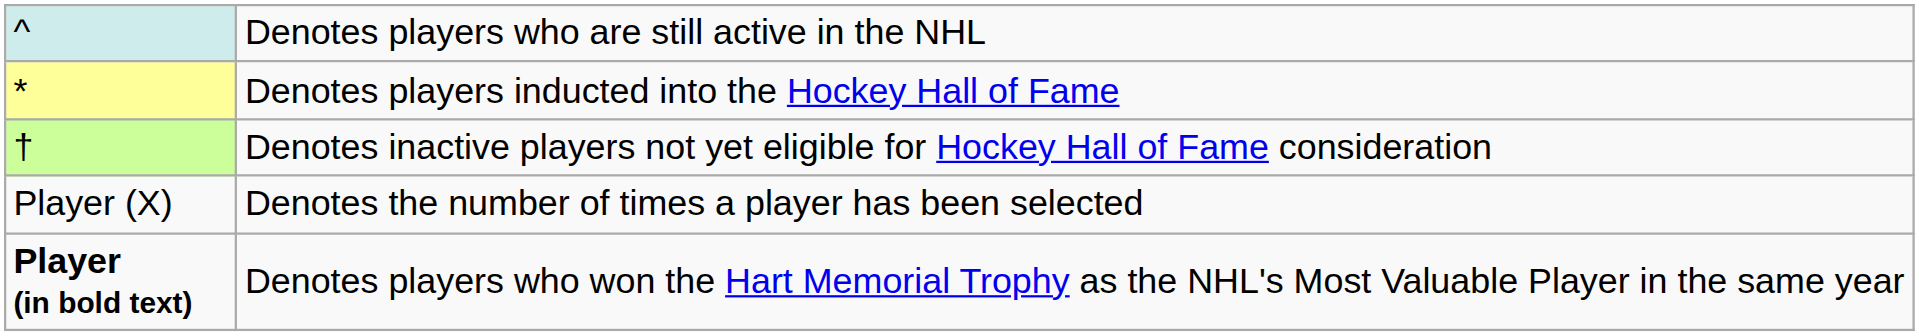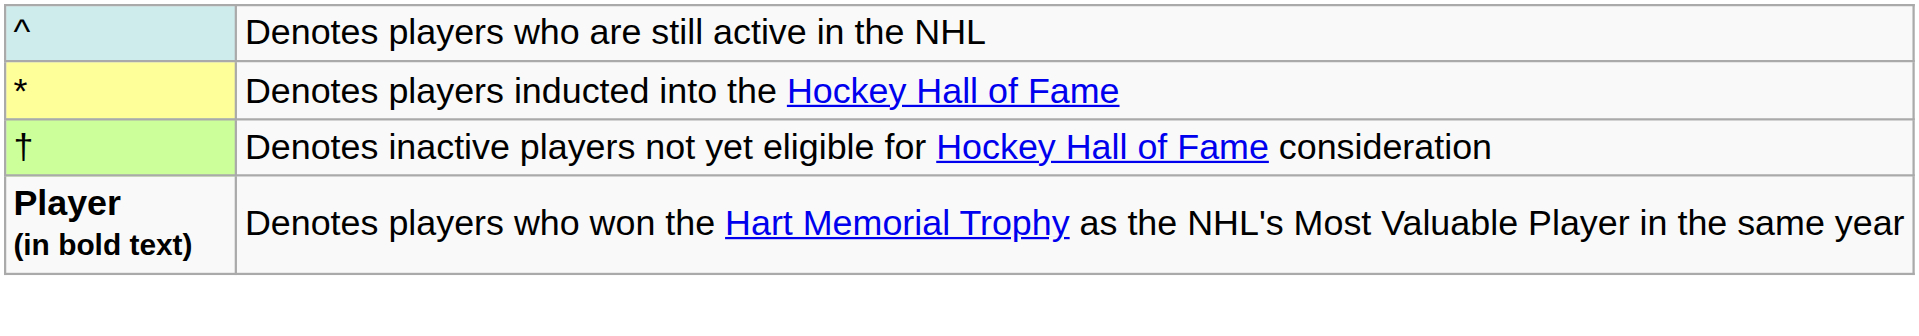- row: (93, 203)
